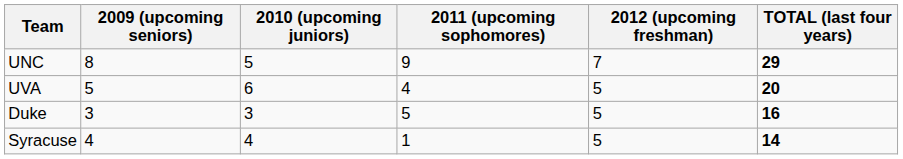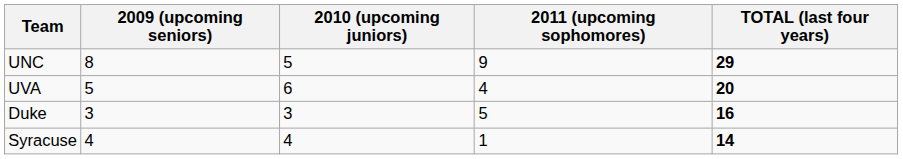- column: (673, 26)
